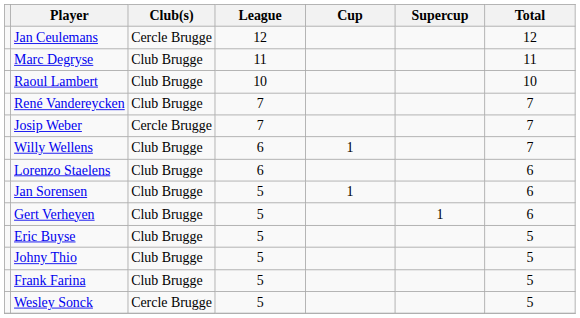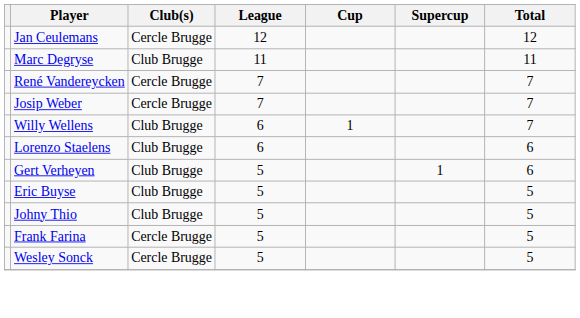- row: (56, 81)
(167, 103) Club Brugge -> (172, 81) Cercle Brugge
- row: (51, 192)
(167, 280) Club Brugge -> (172, 236) Cercle Brugge
